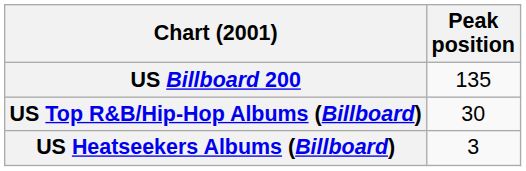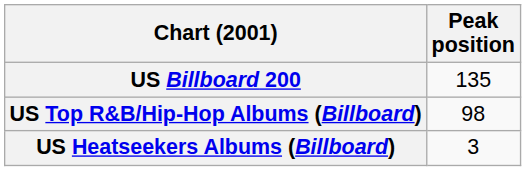(473, 113) 30 -> (473, 113) 98
